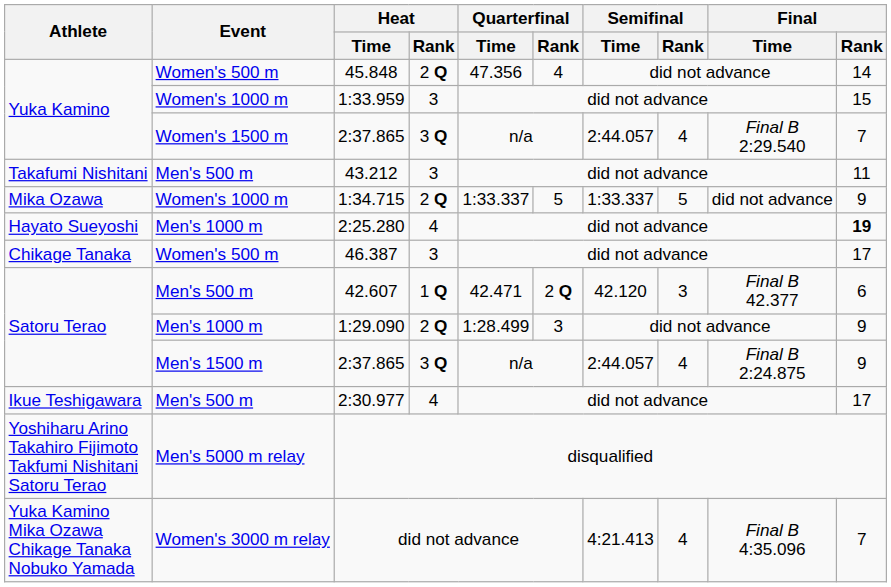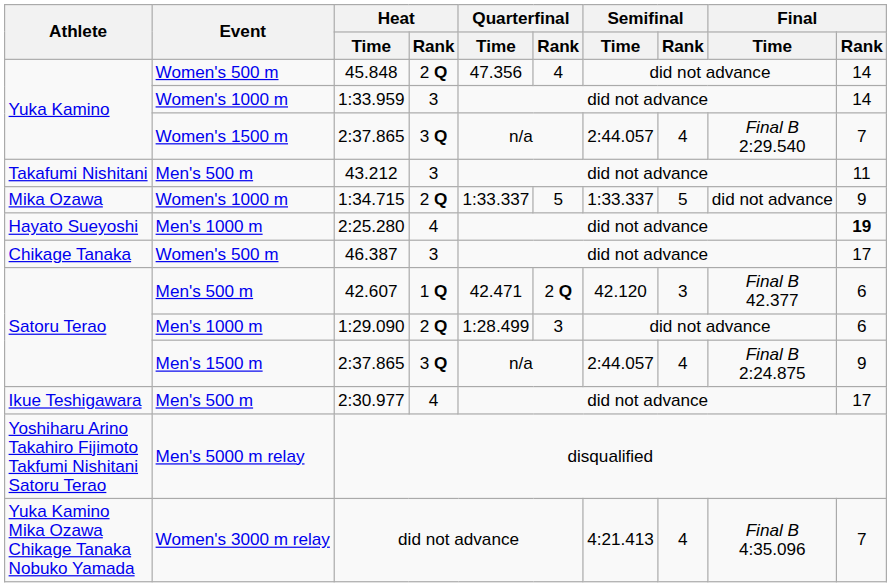(862, 100) 15 -> (862, 100) 14
(862, 327) 9 -> (862, 327) 6
